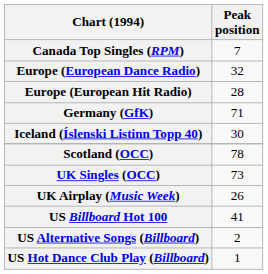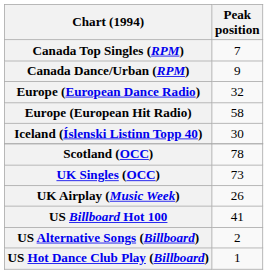+ row: (108, 71)
(237, 92) 28 -> (237, 112) 58
- row: (108, 112)
